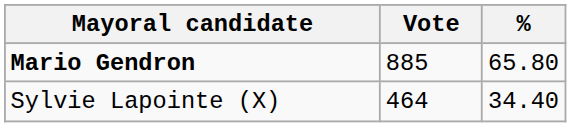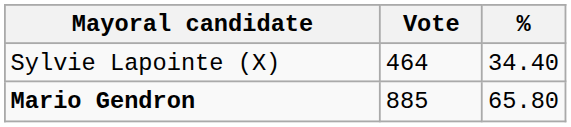rows swapped: (103, 63) <-> (145, 101)
